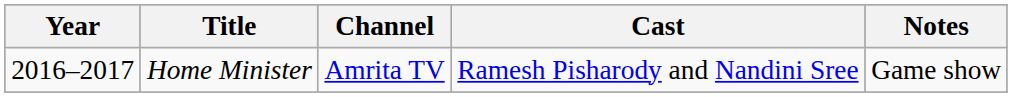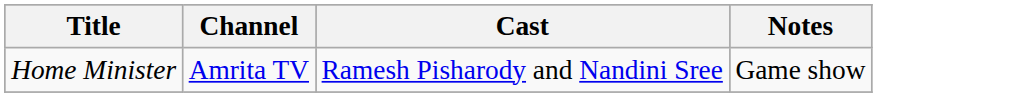- column: (73, 26)
